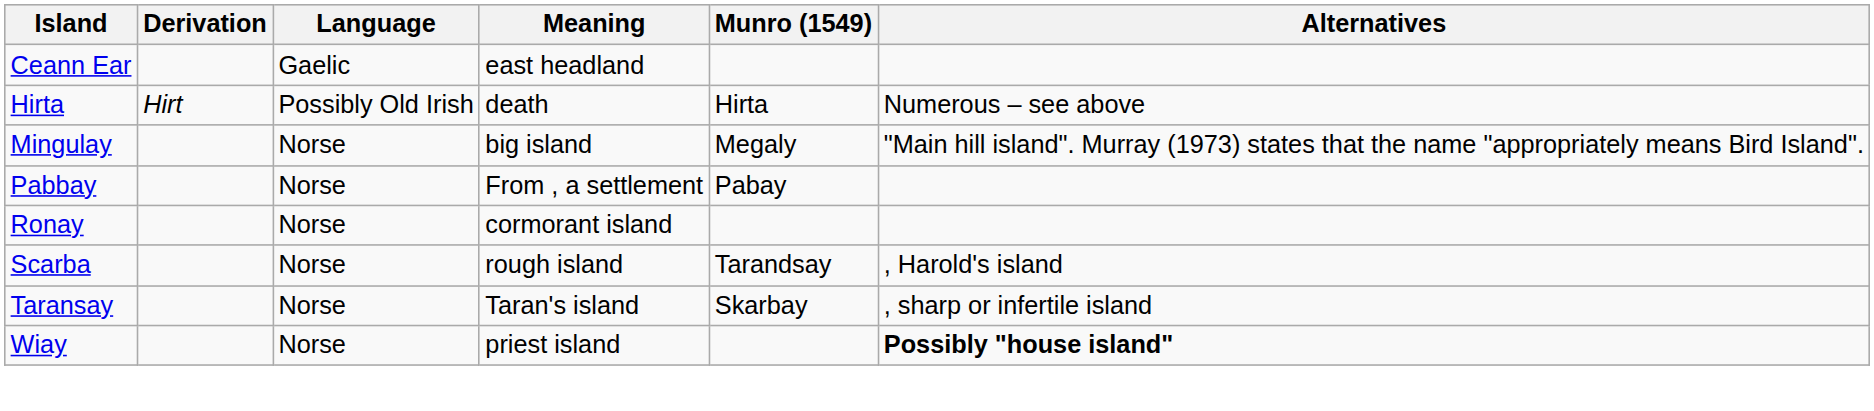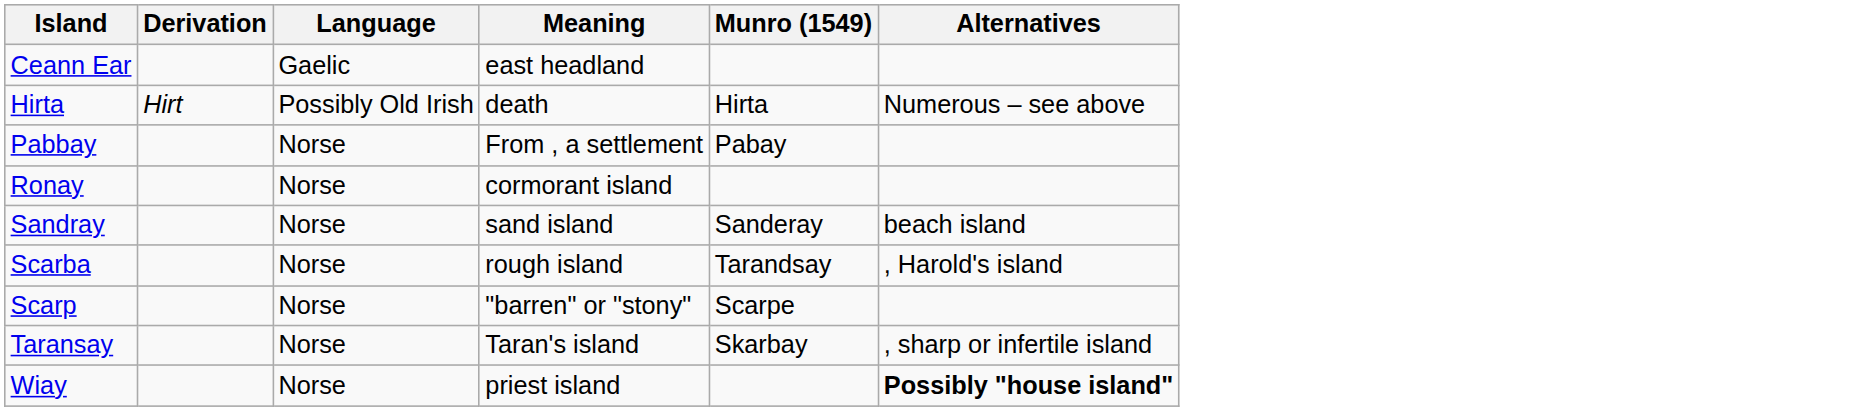- row: (61, 144)
+ row: (58, 225)
+ row: (44, 305)
